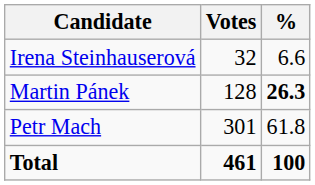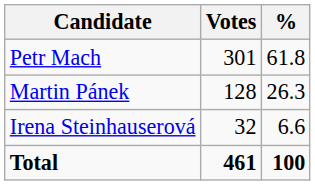rows swapped: (55, 127) <-> (103, 57)
(286, 92) bold -> (286, 92) normal
